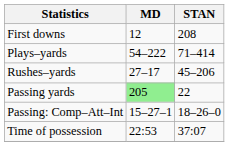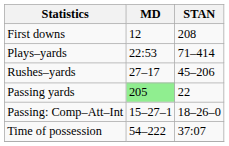(147, 53) 54–222 -> (143, 53) 22:53
(143, 131) 22:53 -> (147, 131) 54–222
